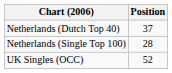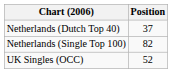(148, 44) 28 -> (148, 44) 82
